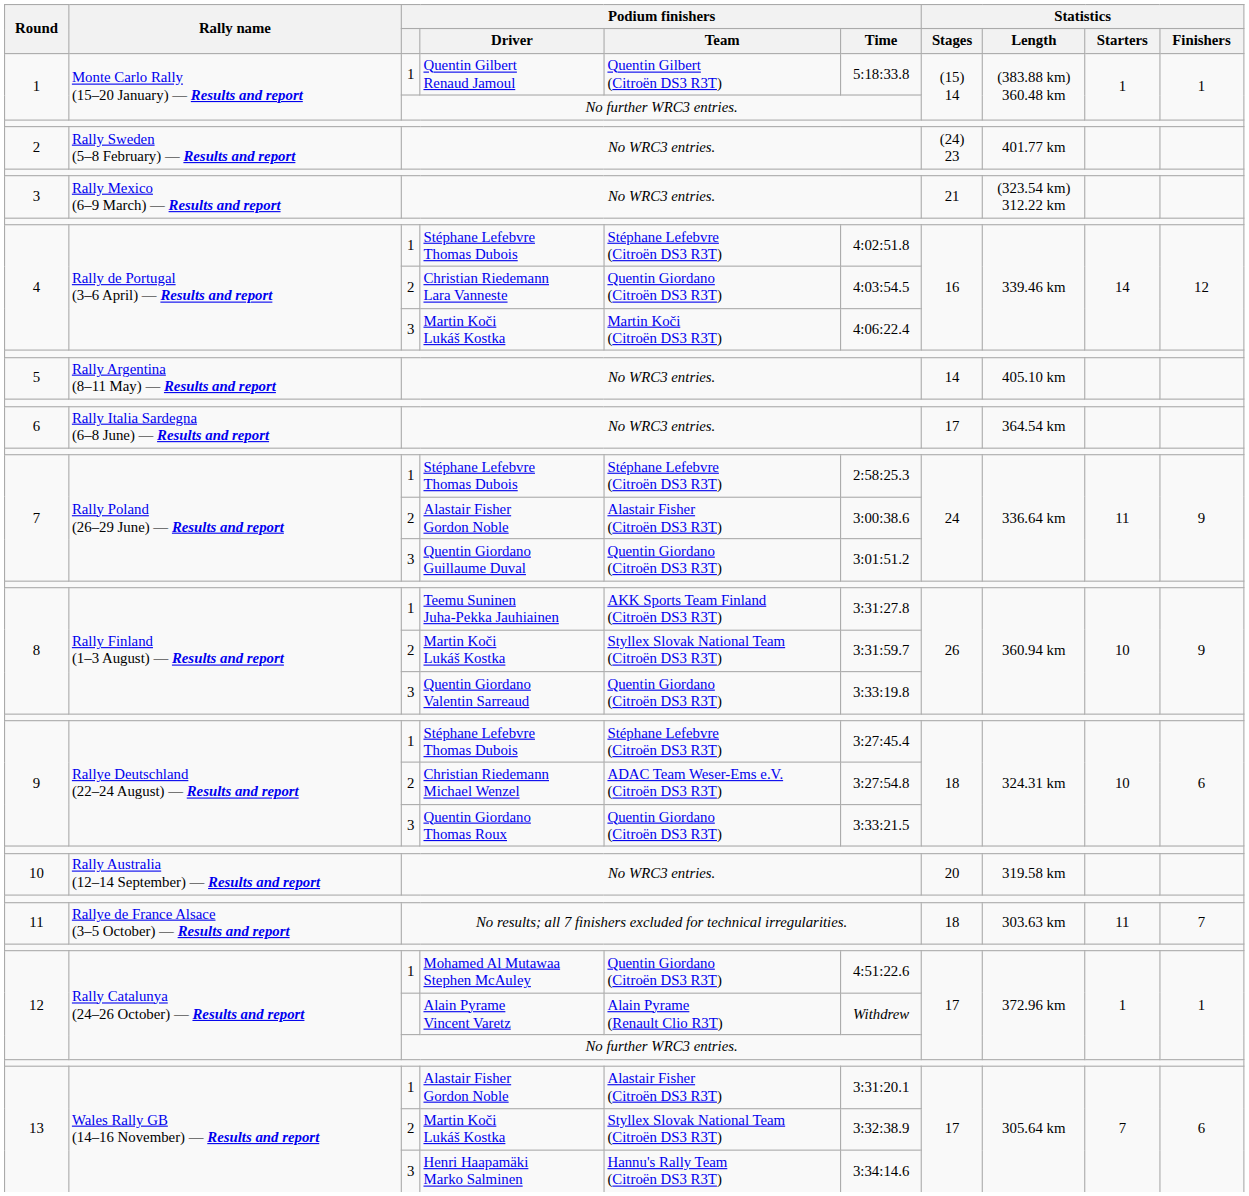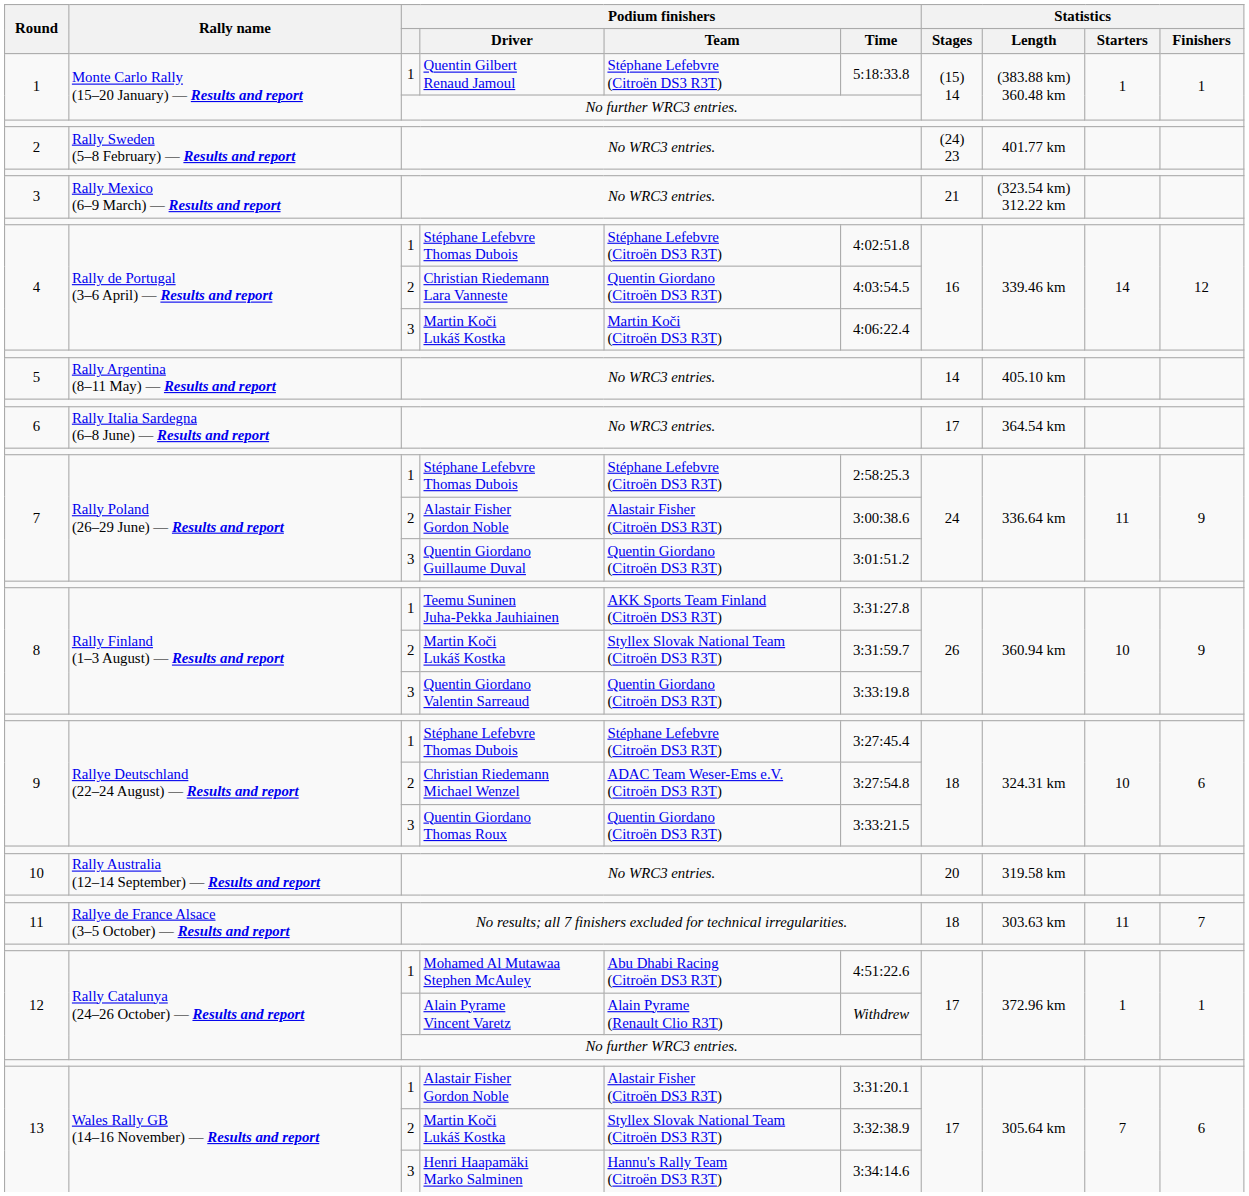(665, 73) Quentin Gilbert (Citroën DS3 R3T) -> (665, 73) Stéphane Lefebvre (Citroën DS3 R3T)
(665, 971) Quentin Giordano (Citroën DS3 R3T) -> (665, 971) Abu Dhabi Racing (Citroën DS3 R3T)
